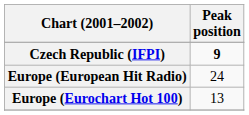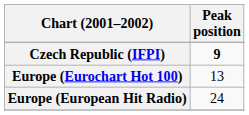rows swapped: (97, 98) <-> (97, 76)
